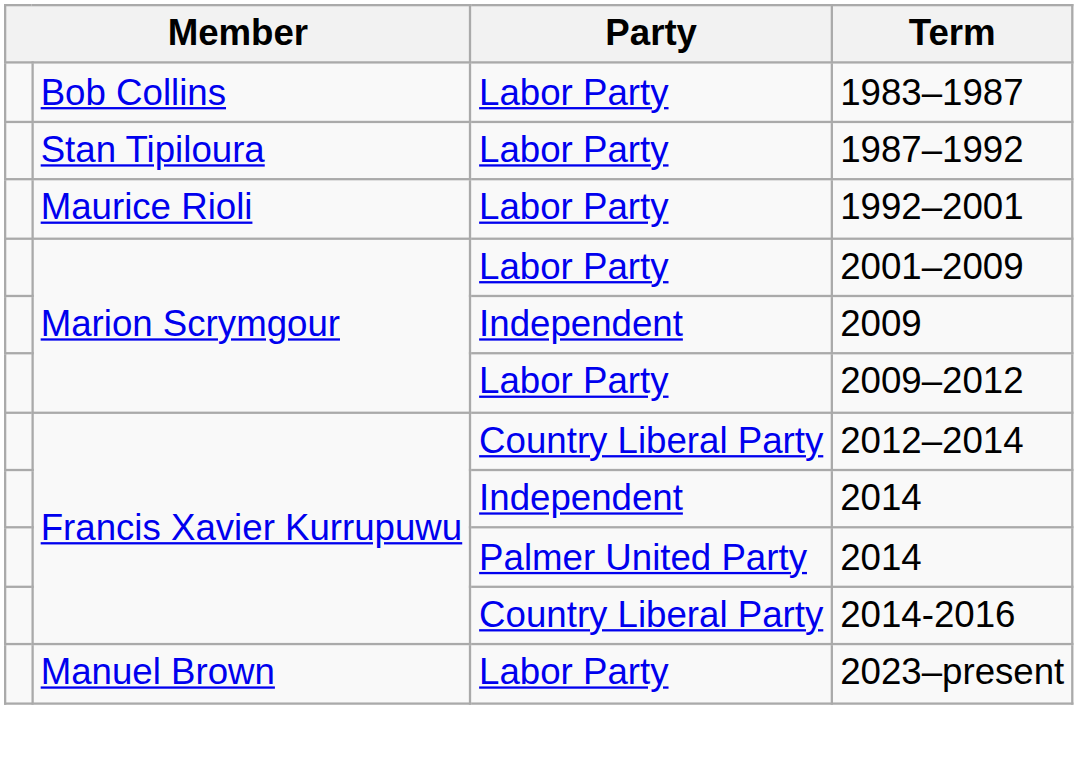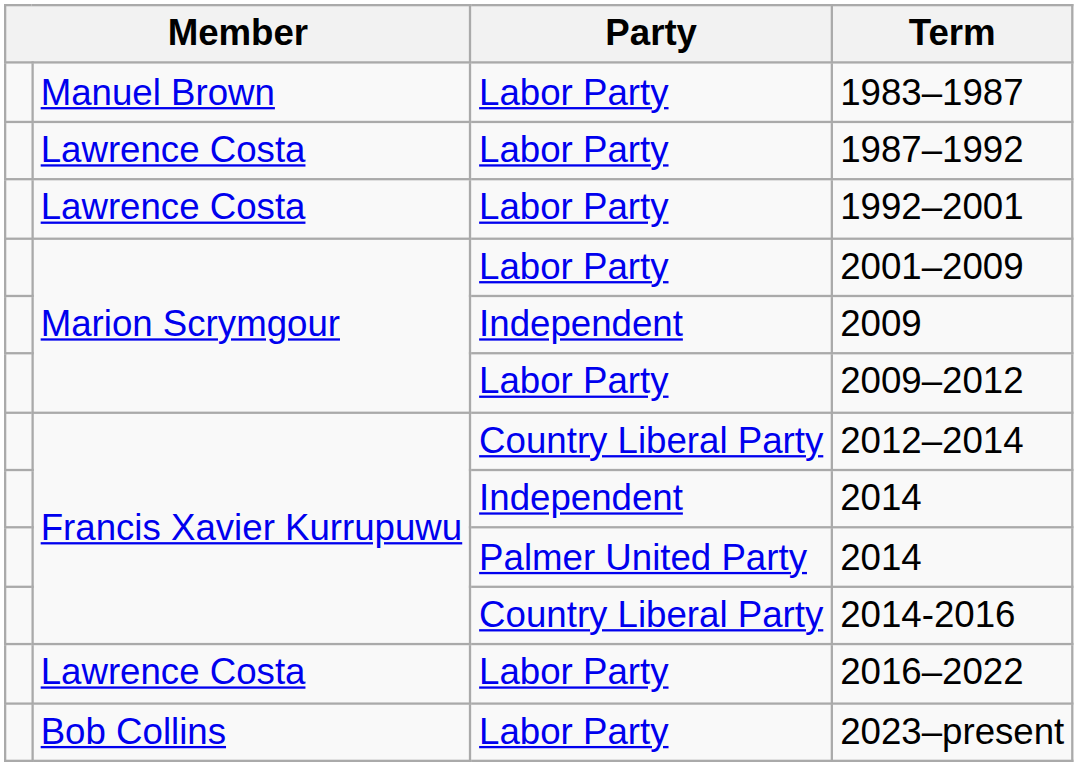(133, 91) Bob Collins -> (158, 91) Manuel Brown
(153, 149) Stan Tipiloura -> (173, 149) Lawrence Costa
(147, 207) Maurice Rioli -> (173, 207) Lawrence Costa
+ row: (574, 672)
(158, 672) Manuel Brown -> (133, 730) Bob Collins
